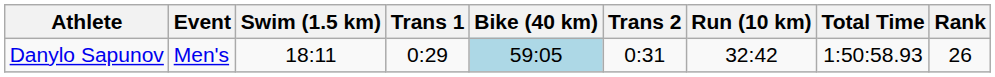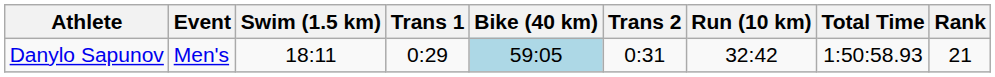(960, 55) 26 -> (960, 55) 21
